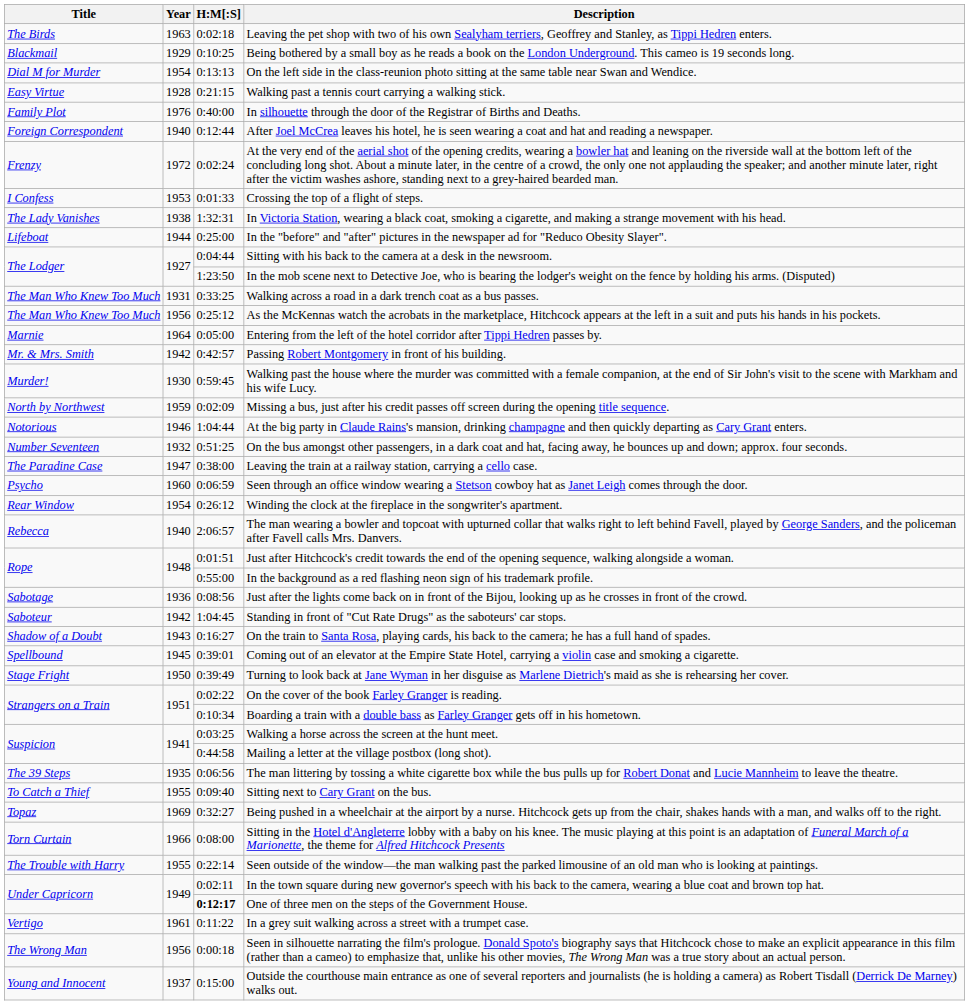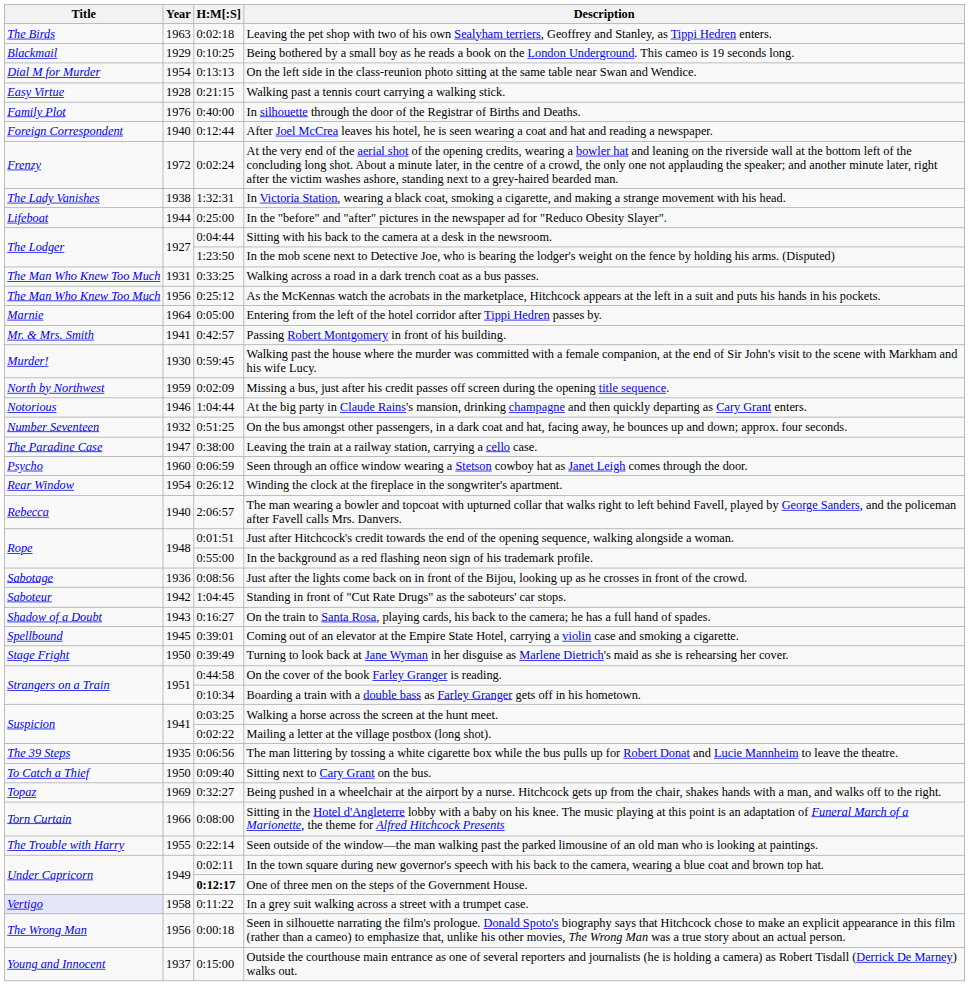- row: (335, 198)
(178, 354) 1942 -> (178, 335) 1941
(215, 694) 0:02:22 -> (215, 675) 0:44:58
(215, 753) 0:44:58 -> (215, 734) 0:02:22
(178, 792) 1955 -> (178, 773) 1950
(25, 923) no background -> (25, 904) lavender background
(178, 923) 1961 -> (178, 904) 1958
